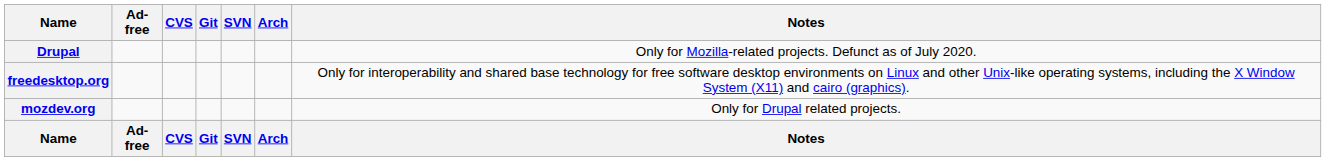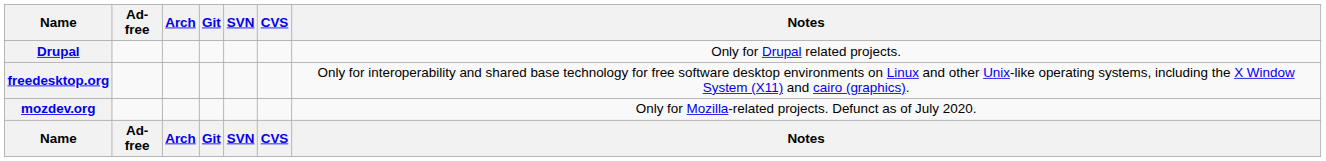columns swapped: (179, 22) <-> (273, 22)
(806, 51) Only for Mozilla-related projects. Defunct as of July 2020. -> (806, 51) Only for Drupal related projects.
(806, 109) Only for Drupal related projects. -> (806, 109) Only for Mozilla-related projects. Defunct as of July 2020.
